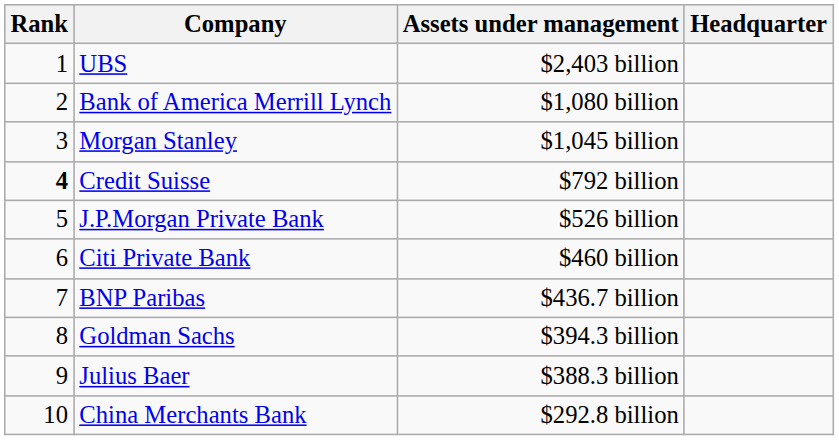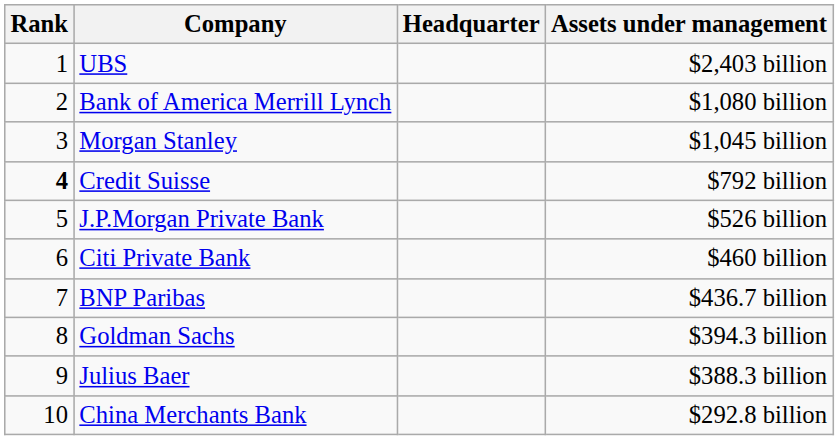columns swapped: (759, 24) <-> (541, 24)
